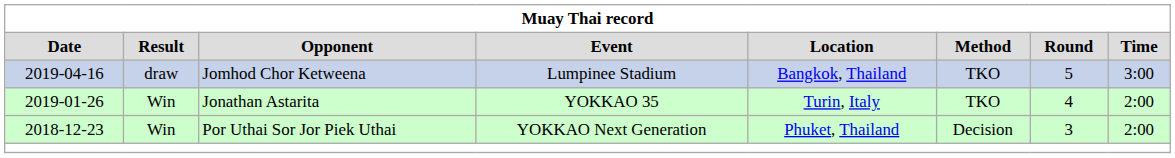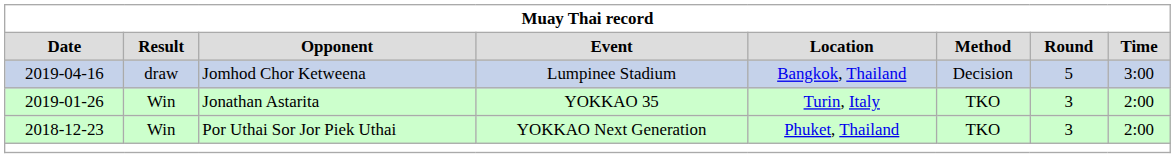(983, 73) TKO -> (983, 73) Decision
(1069, 101) 4 -> (1069, 101) 3
(983, 129) Decision -> (983, 129) TKO
